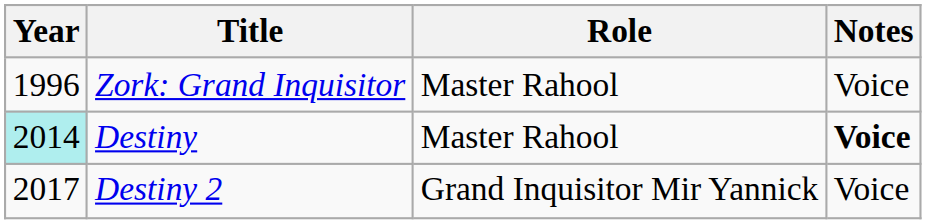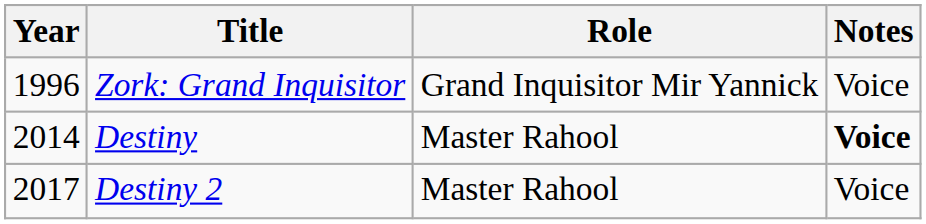(520, 84) Master Rahool -> (620, 84) Grand Inquisitor Mir Yannick
(46, 137) paleturquoise background -> (46, 137) no background
(620, 190) Grand Inquisitor Mir Yannick -> (520, 190) Master Rahool
